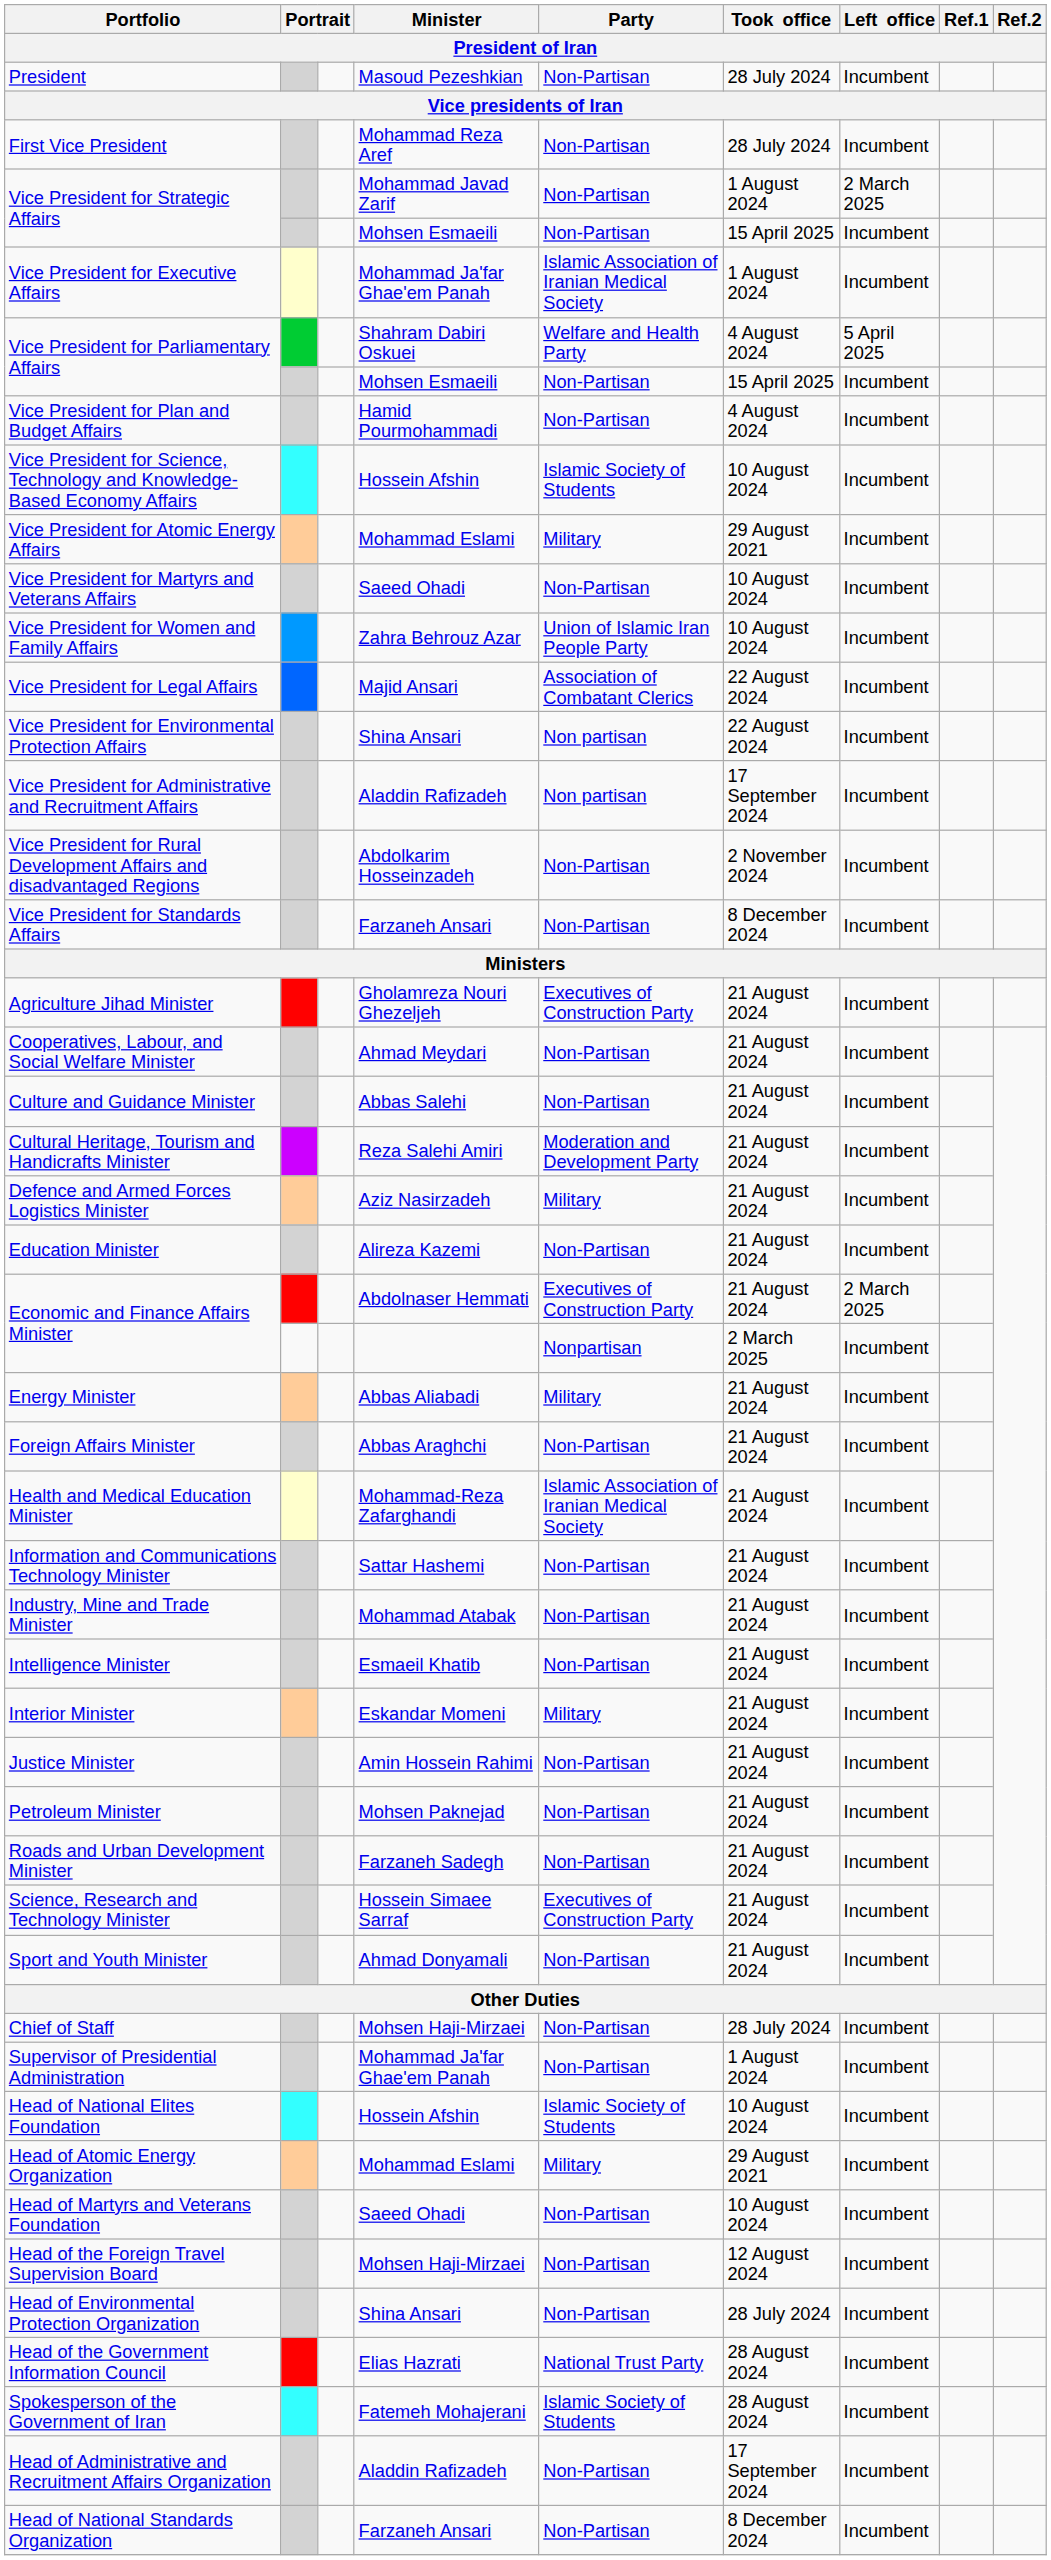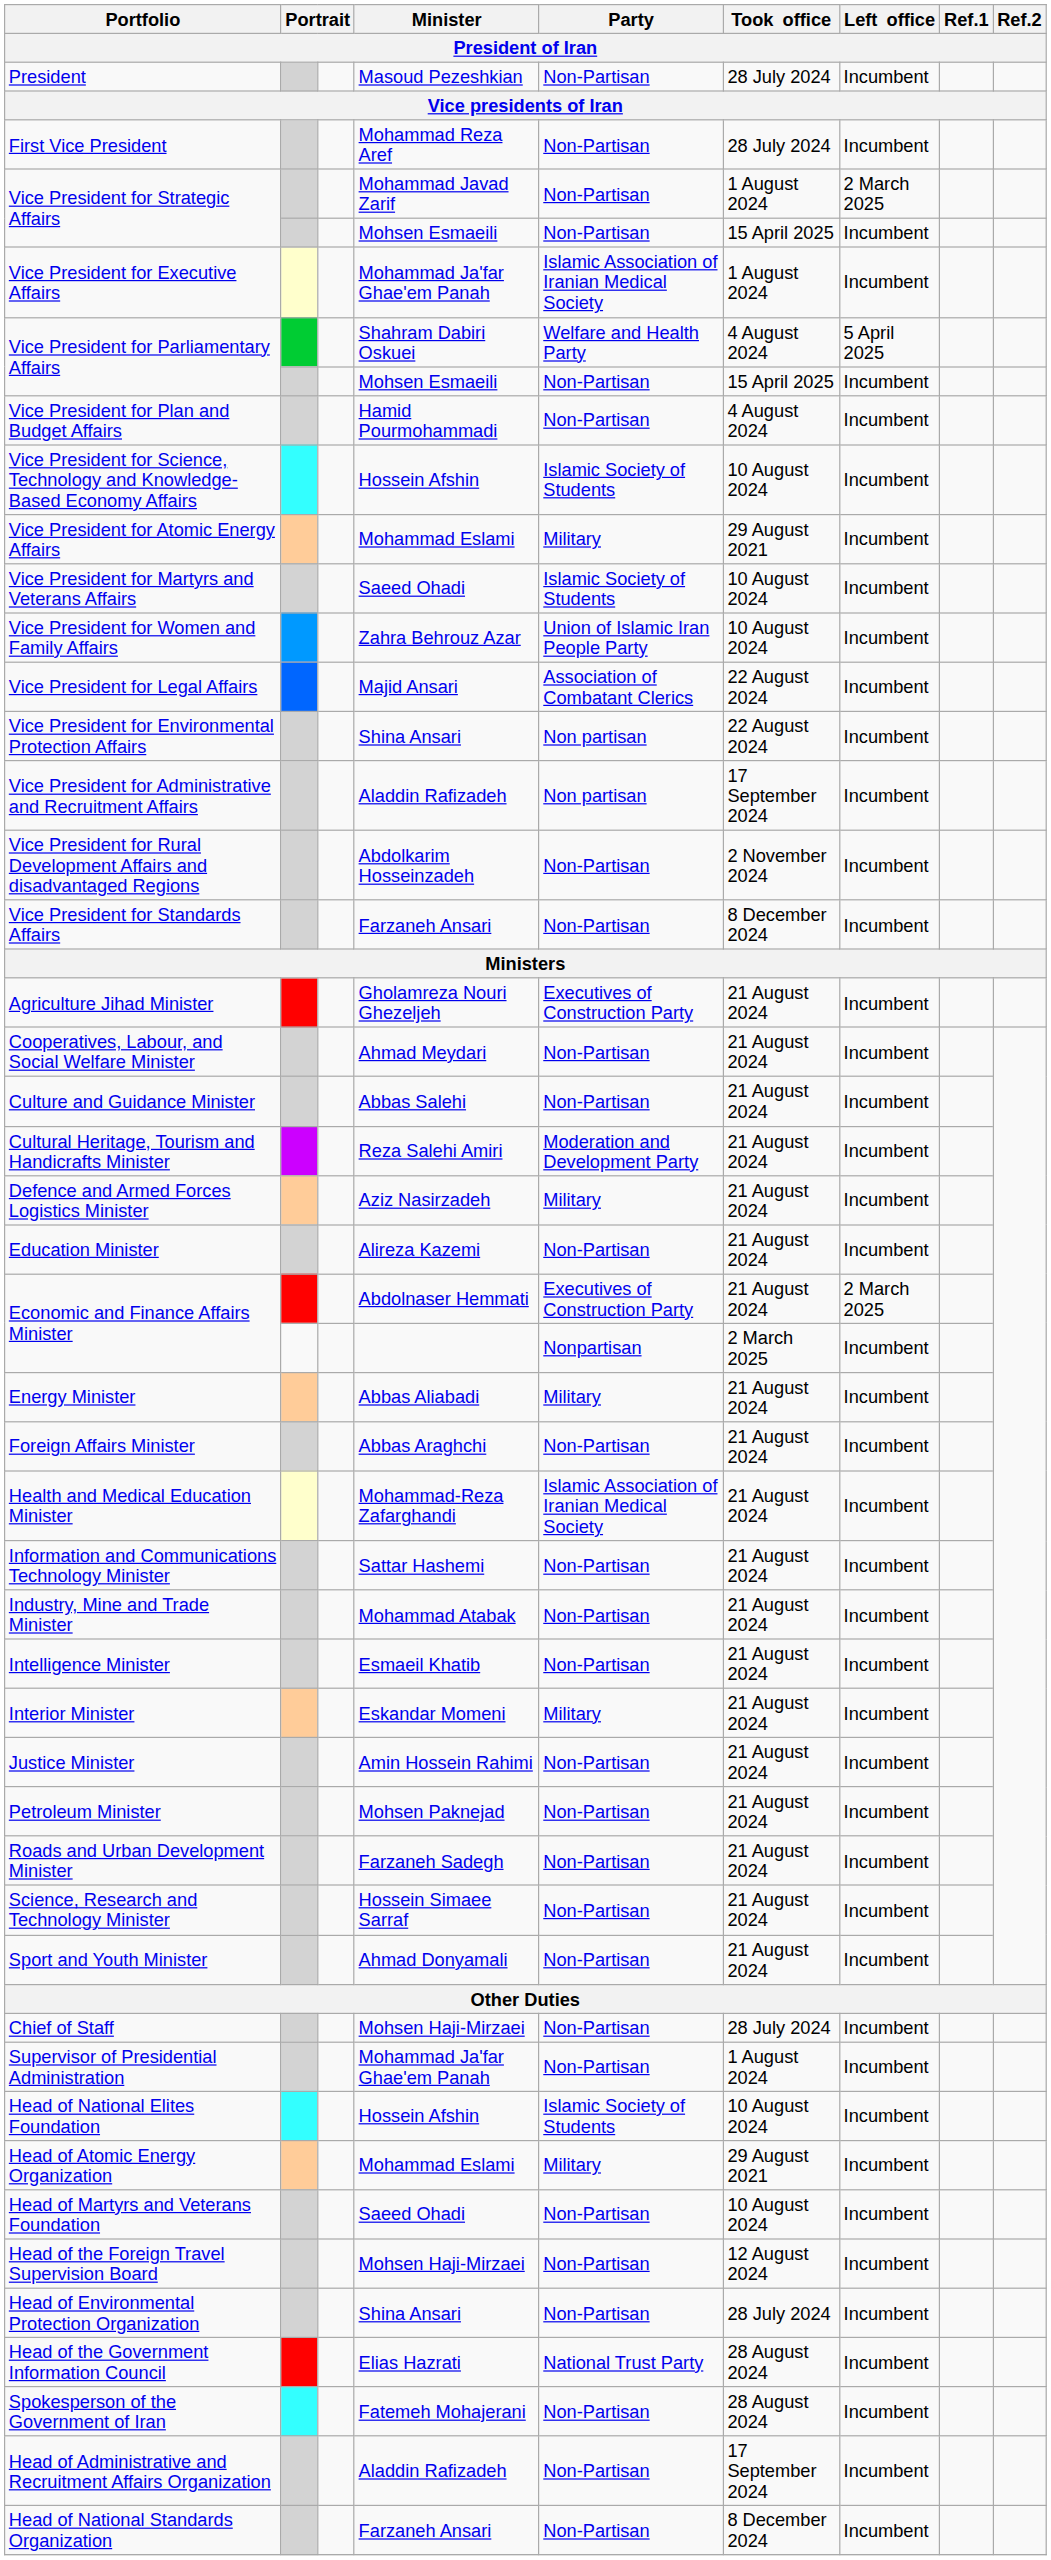(596, 588) Non-Partisan -> (614, 588) Islamic Society of Students
(618, 1910) Executives of Construction Party -> (596, 1910) Non-Partisan
(614, 2412) Islamic Society of Students -> (596, 2412) Non-Partisan
